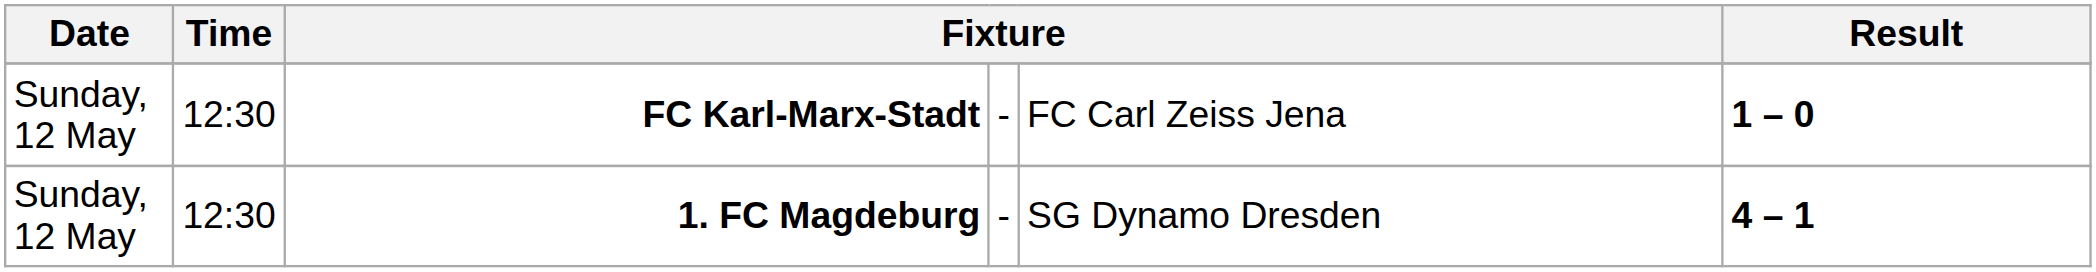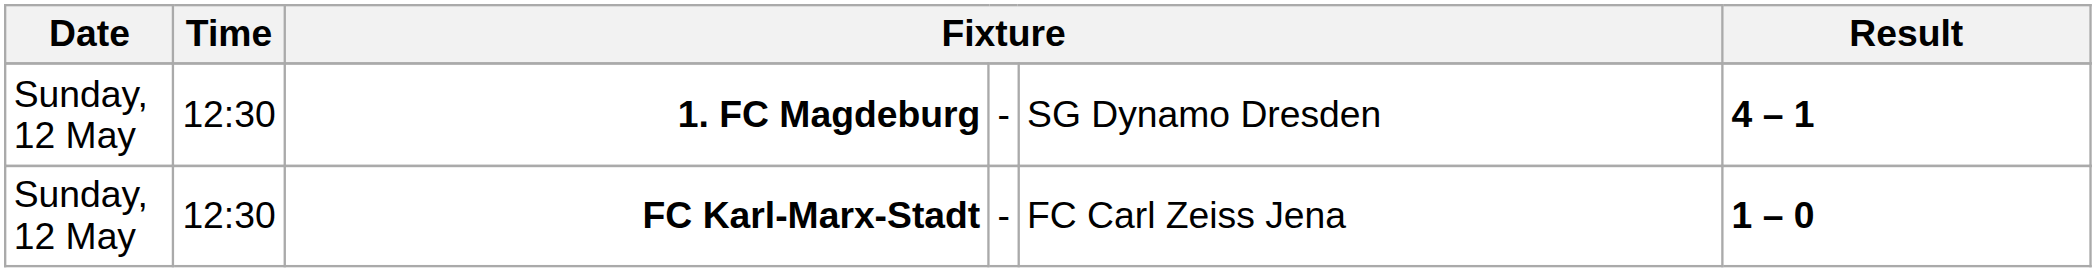rows swapped: (811, 114) <-> (829, 215)
